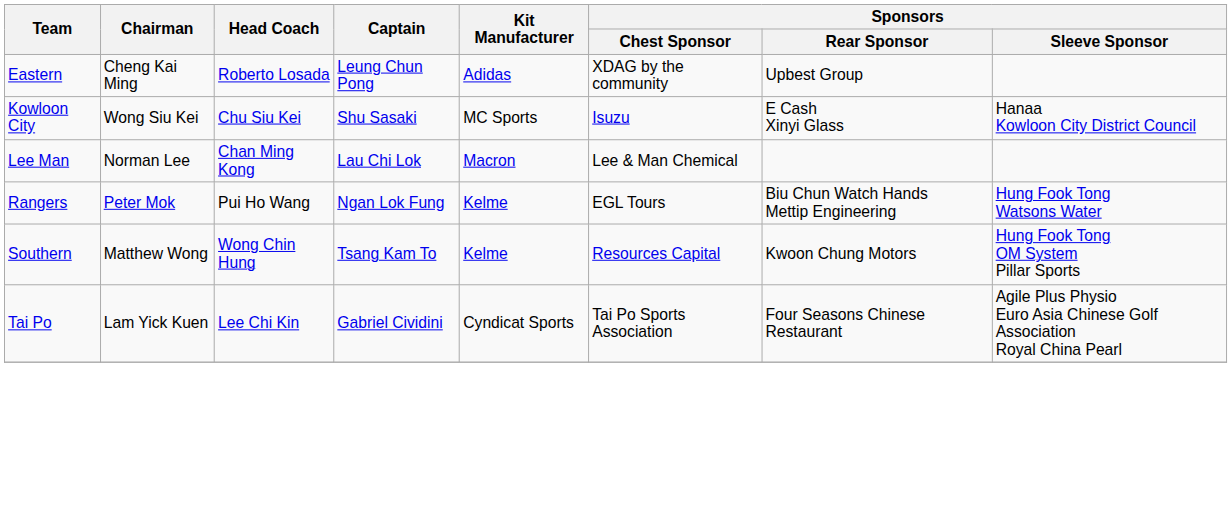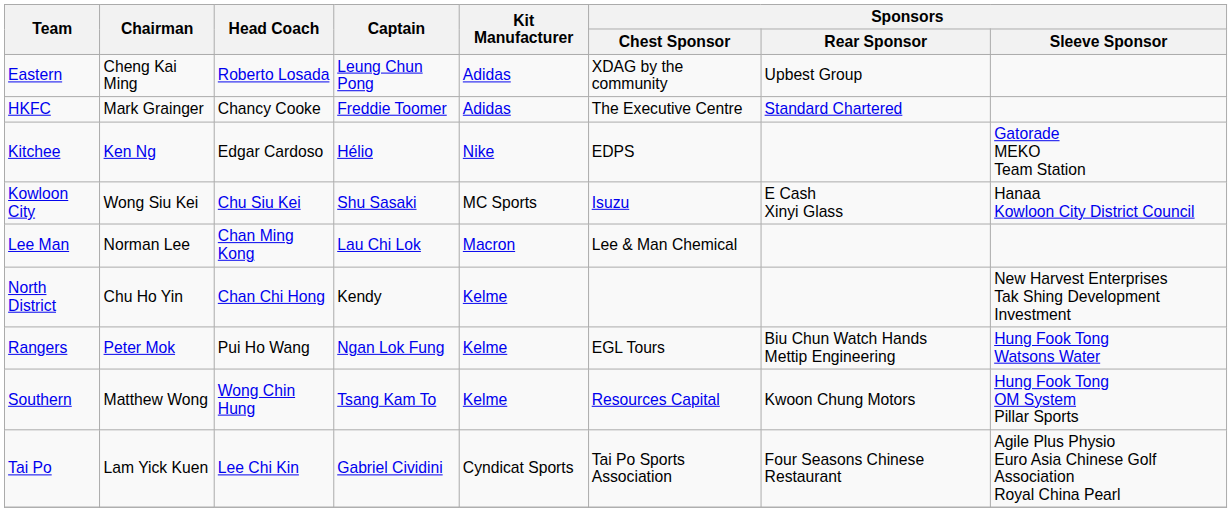+ row: (29, 109)
+ row: (34, 151)
+ row: (32, 296)
